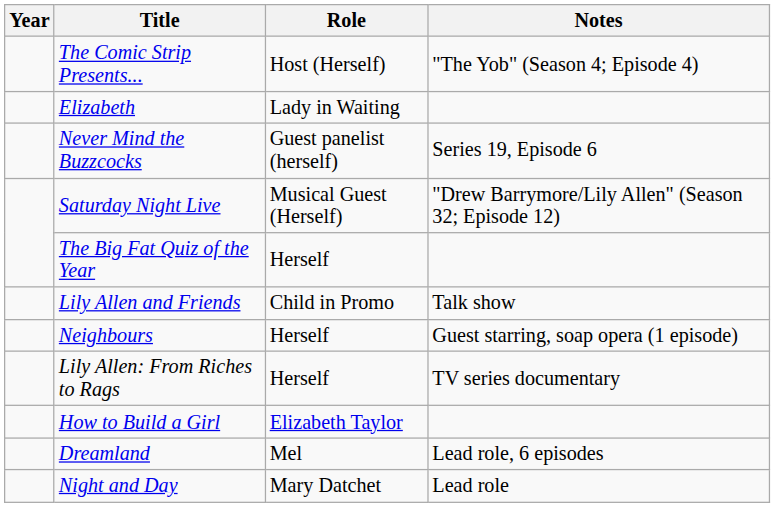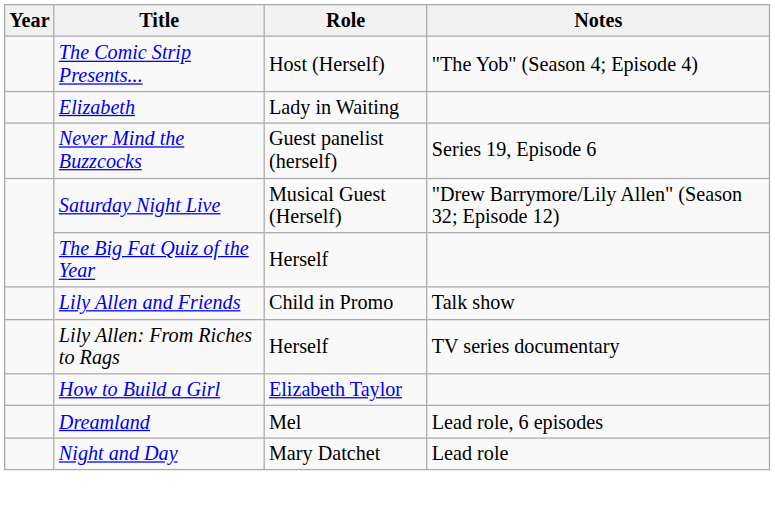- row: (106, 335)
